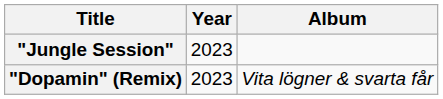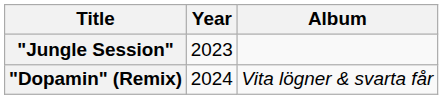(212, 79) 2023 -> (212, 79) 2024
